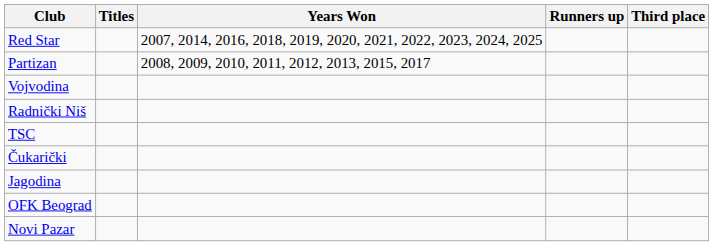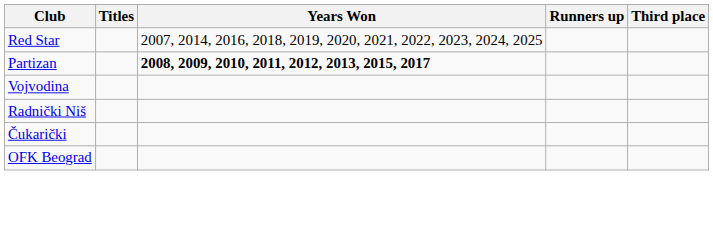(286, 63) normal -> (285, 63) bold
- row: (22, 134)
- row: (34, 181)
- row: (41, 228)
